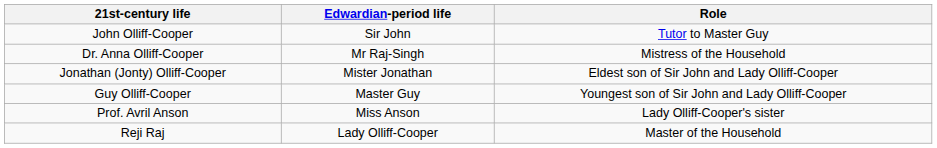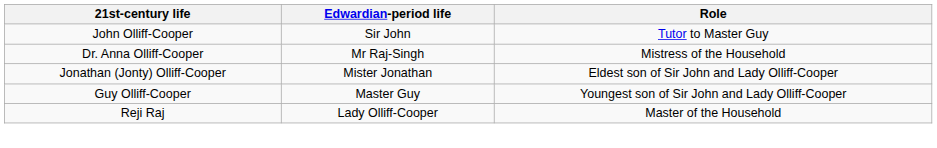- row: (143, 113)
